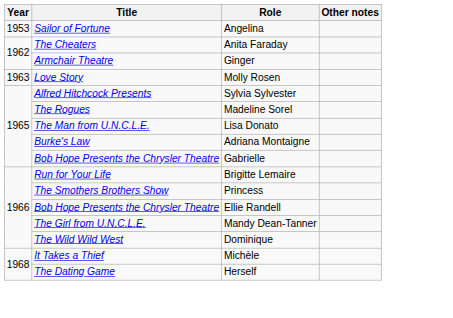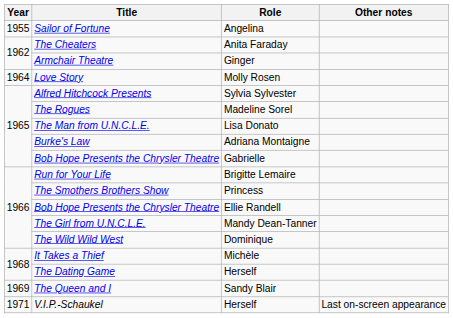(18, 28) 1953 -> (18, 28) 1955
(18, 77) 1963 -> (18, 77) 1964
+ row: (73, 288)
+ row: (68, 304)
